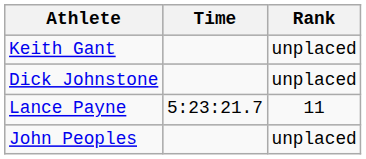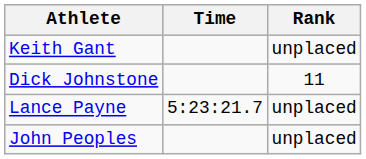(314, 79) unplaced -> (314, 79) 11
(314, 109) 11 -> (314, 109) unplaced
